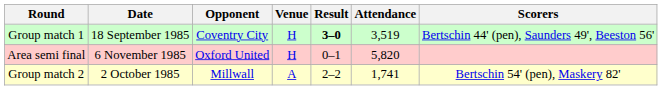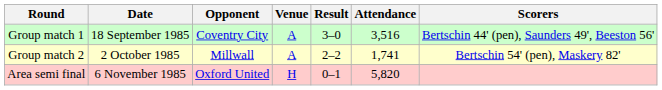(292, 34) H -> (292, 34) A
(331, 34) bold -> (331, 34) normal
(385, 34) 3,519 -> (385, 34) 3,516
rows swapped: (46, 74) <-> (46, 54)
